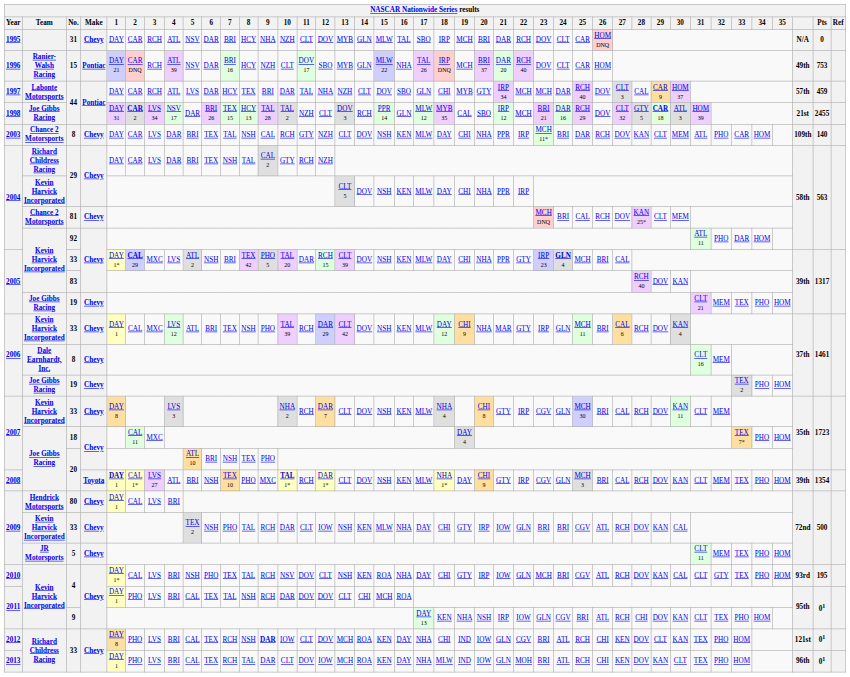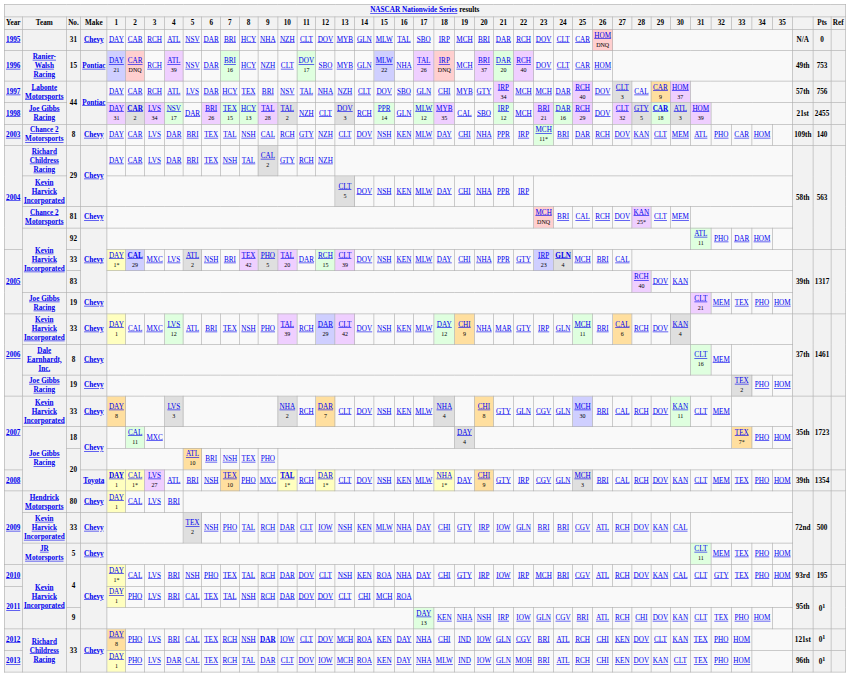(287, 92) DAR -> (287, 92) NSV
(822, 92) 459 -> (822, 92) 756
(524, 411) IRP -> (524, 411) GLN
(287, 575) NSV -> (287, 575) DAR
(524, 575) GLN -> (524, 575) IRP
(174, 661) BRI -> (174, 661) DAR
